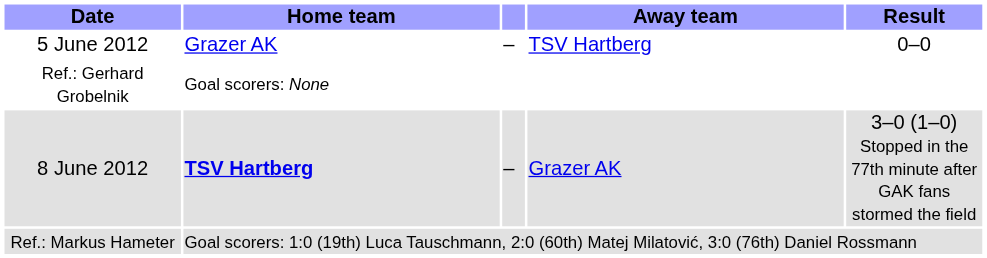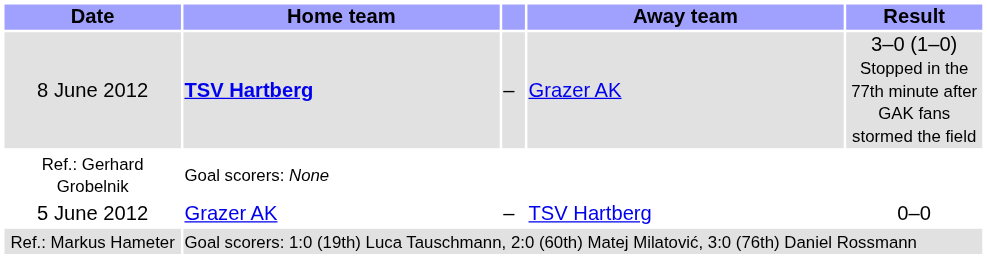rows swapped: (93, 44) <-> (93, 168)
